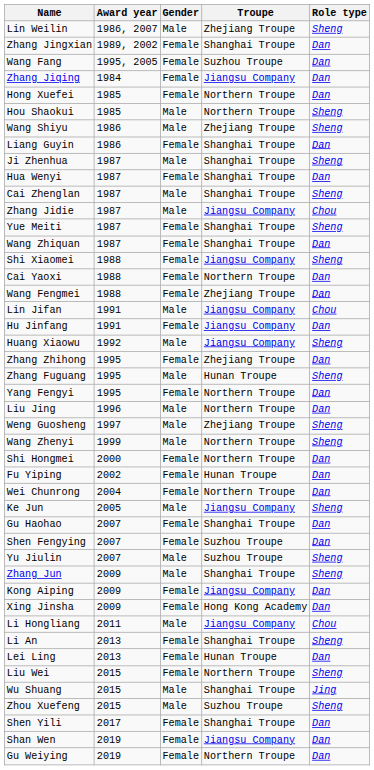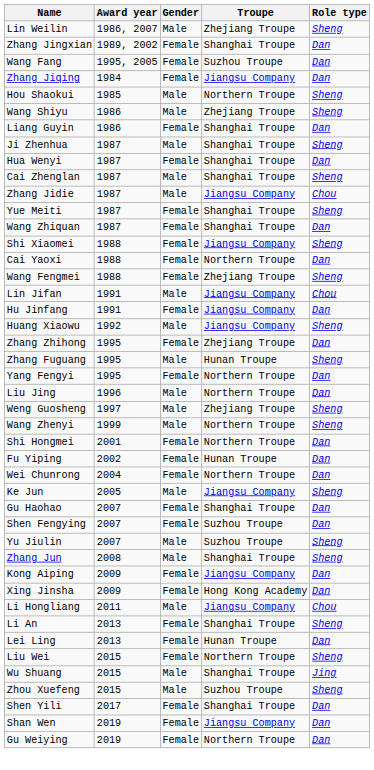- row: (40, 95)
(321, 294) Dan -> (327, 277) Sheng
(109, 459) 2000 -> (109, 442) 2001
(109, 575) 2009 -> (109, 558) 2008
